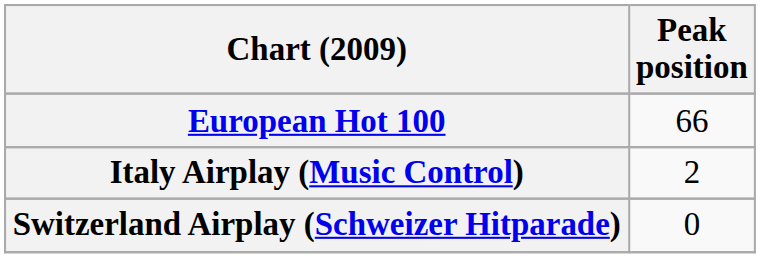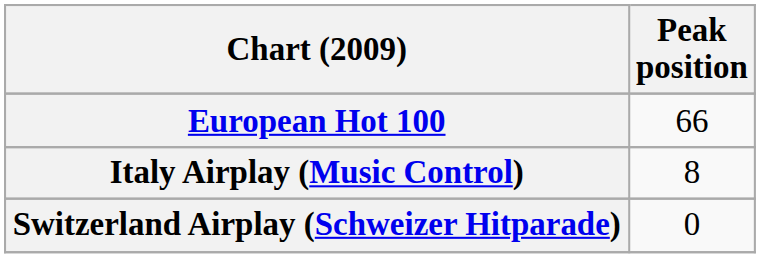(692, 172) 2 -> (692, 172) 8
